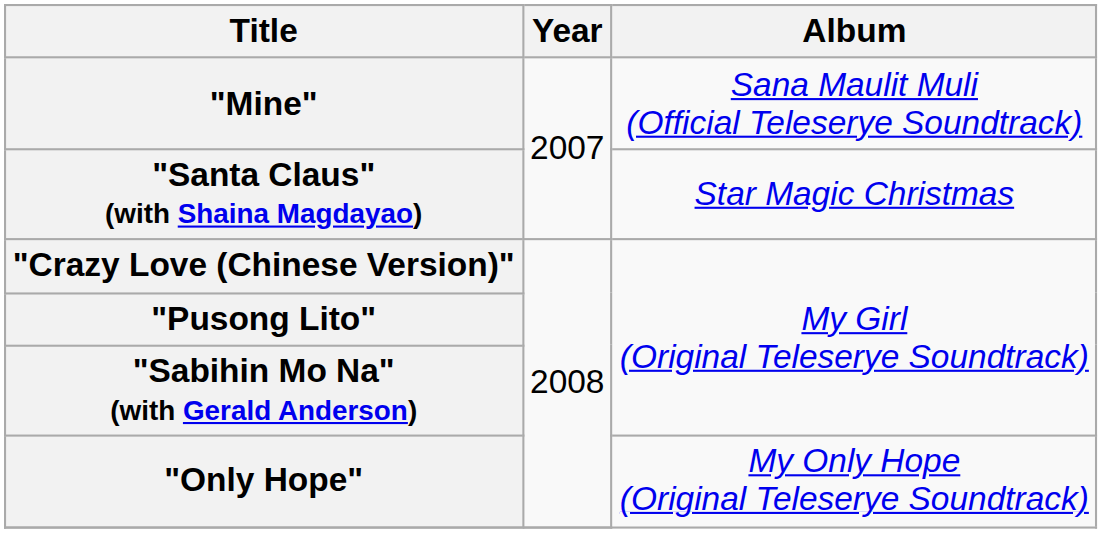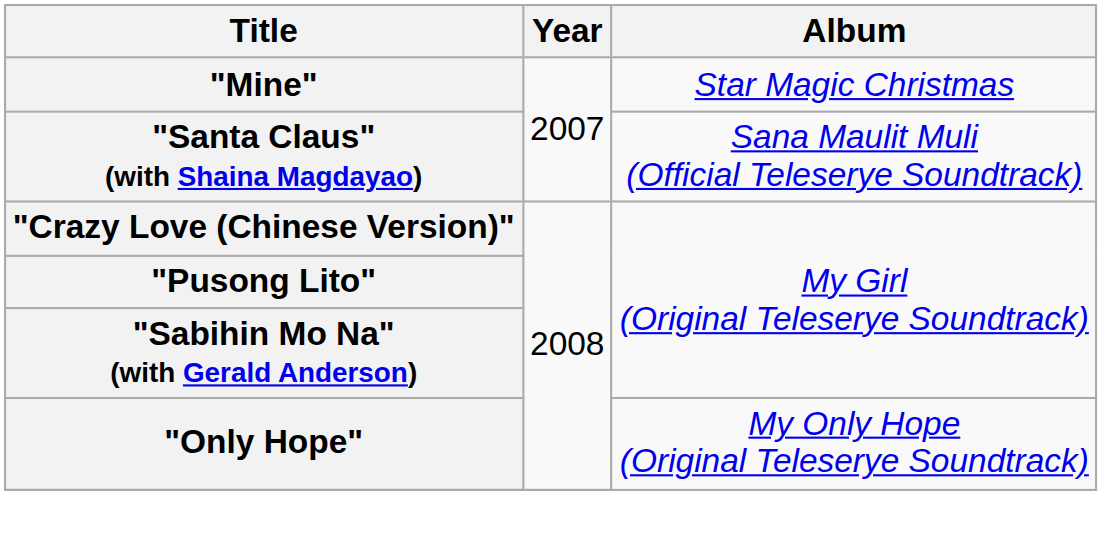(854, 102) Sana Maulit Muli (Official Teleserye Soundtrack) -> (854, 84) Star Magic Christmas
(854, 193) Star Magic Christmas -> (854, 155) Sana Maulit Muli (Official Teleserye Soundtrack)
